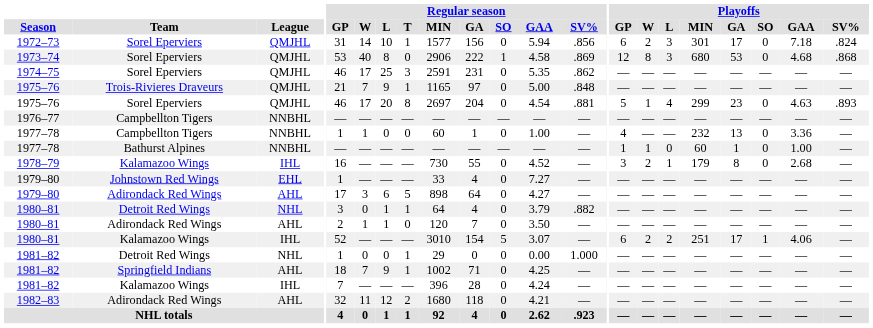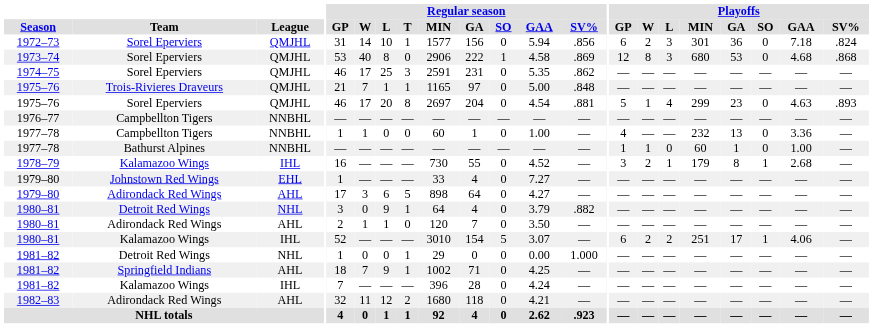(736, 42) 17 -> (736, 42) 36
(386, 87) 9 -> (386, 87) 1
(765, 163) 0 -> (765, 163) 1
(386, 209) 1 -> (386, 209) 9
